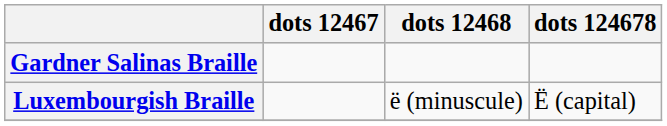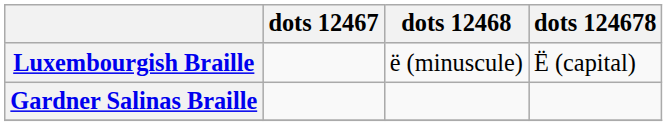rows swapped: (134, 62) <-> (134, 100)
